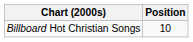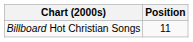(165, 28) 10 -> (165, 28) 11
